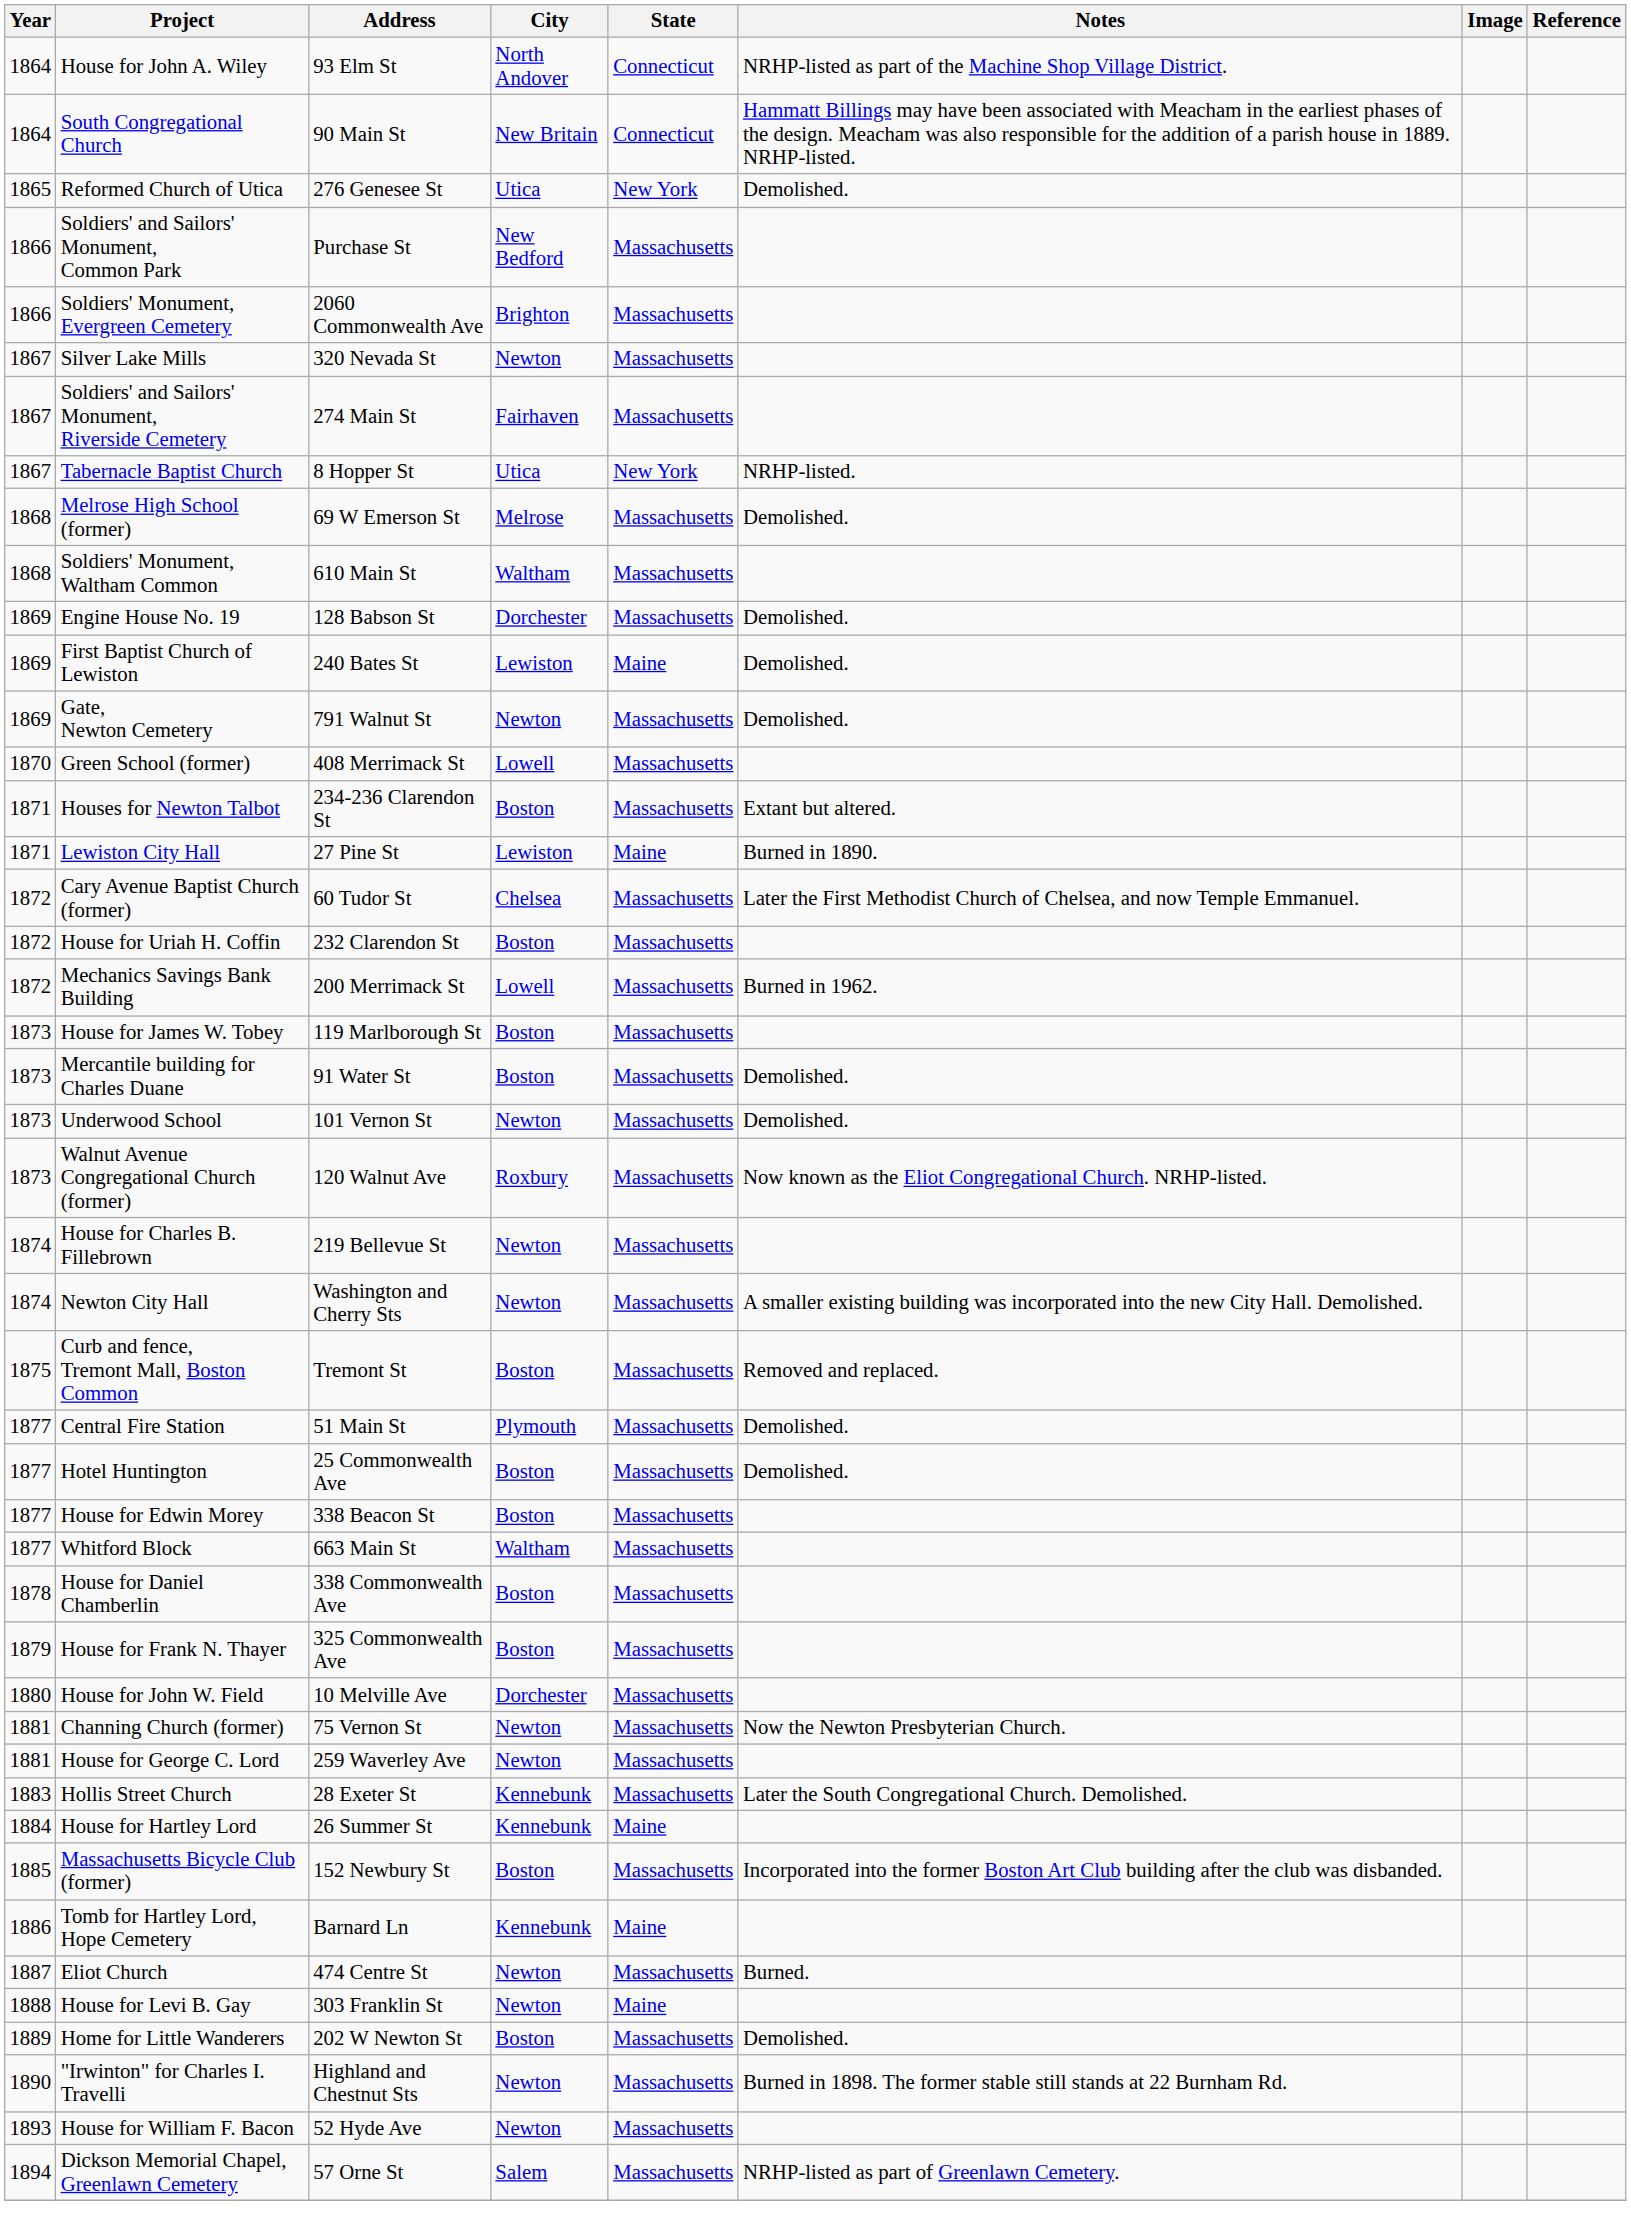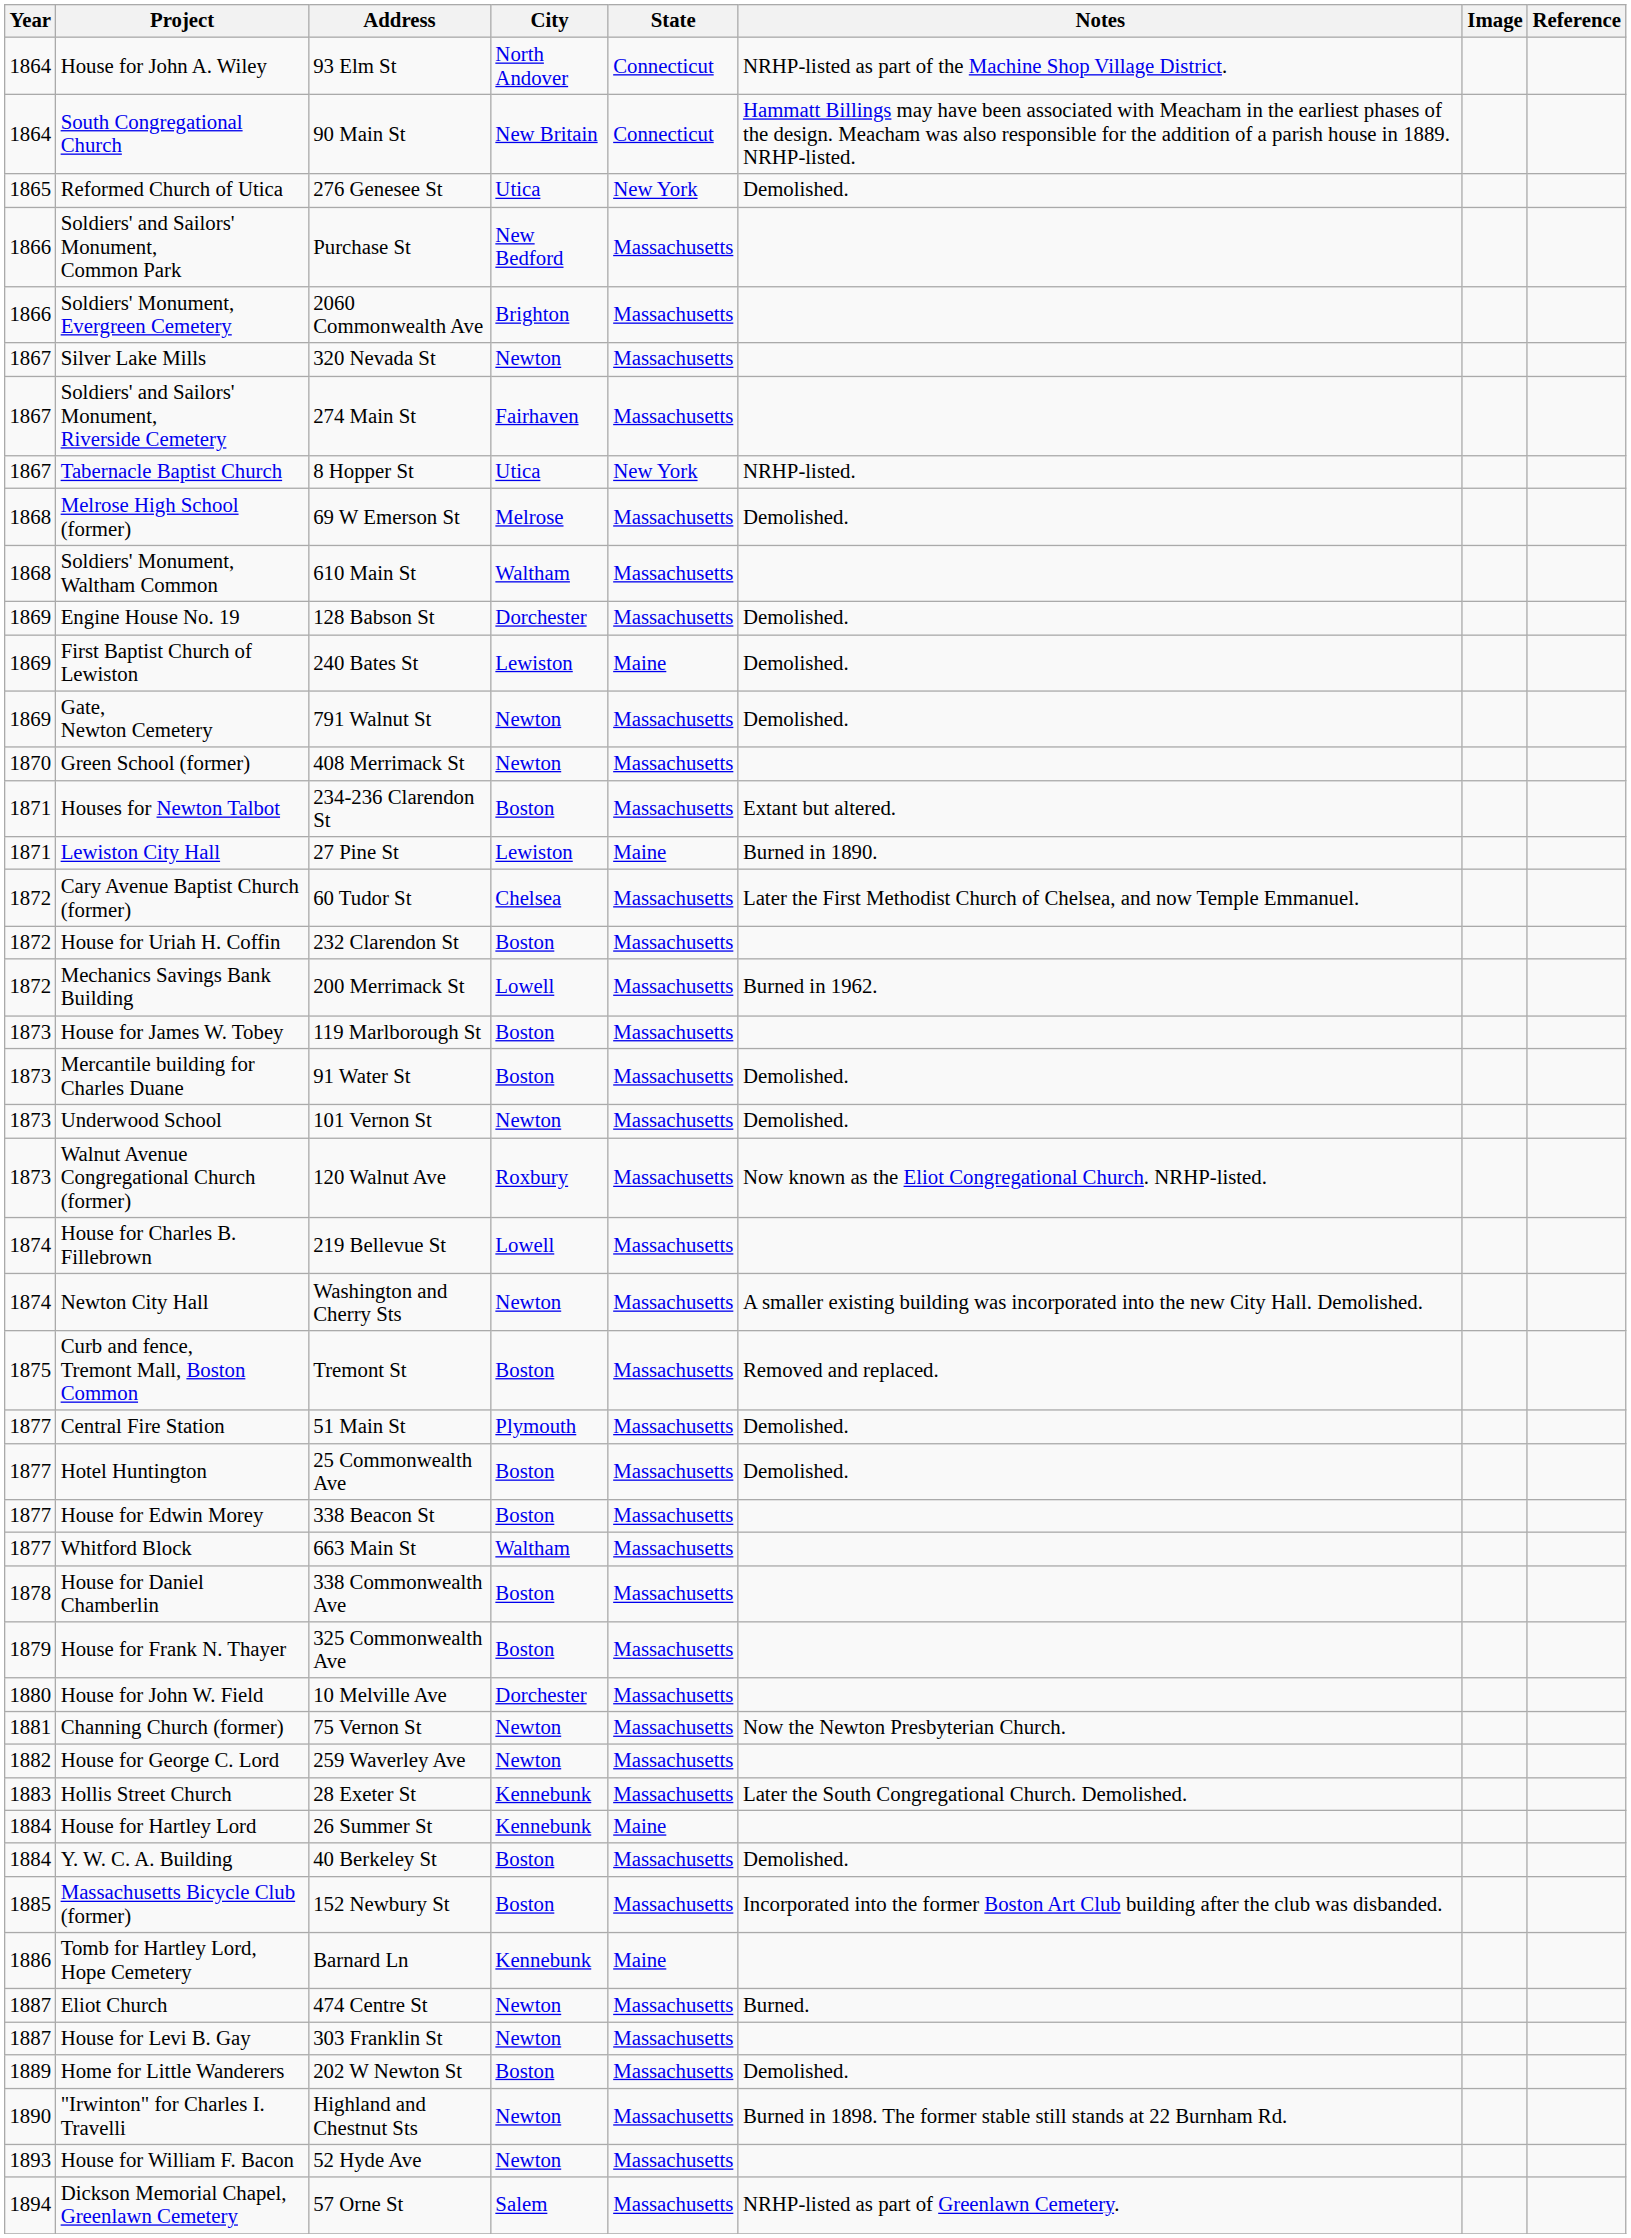(525, 763) Lowell -> (528, 763) Newton
(528, 1245) Newton -> (525, 1245) Lowell
(30, 1760) 1881 -> (30, 1760) 1882
+ row: (147, 1859)
(30, 2005) 1888 -> (30, 2038) 1887
(640, 2005) Maine -> (673, 2038) Massachusetts
